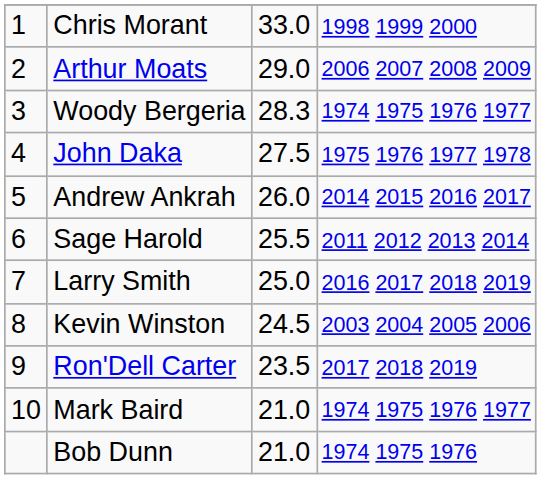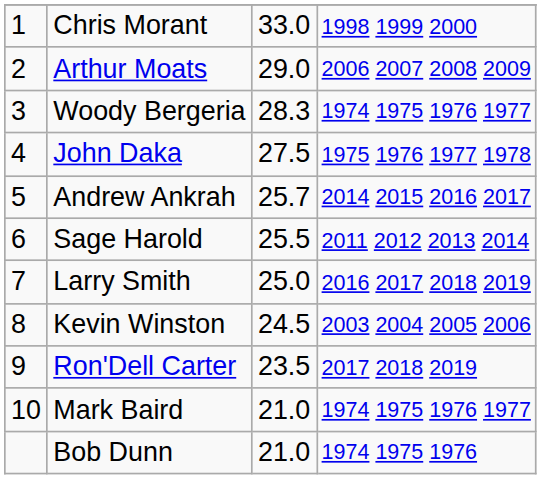(284, 196) 26.0 -> (284, 196) 25.7
